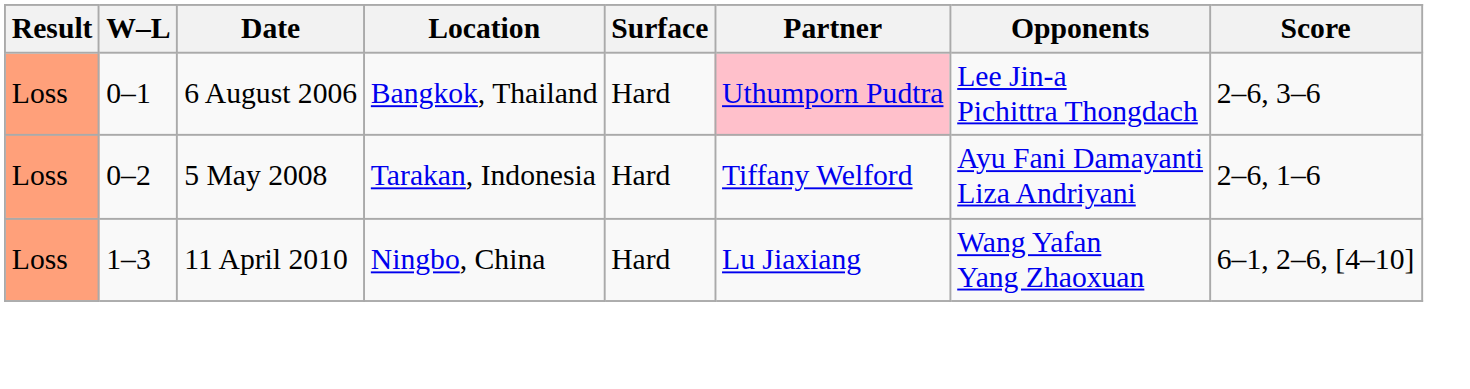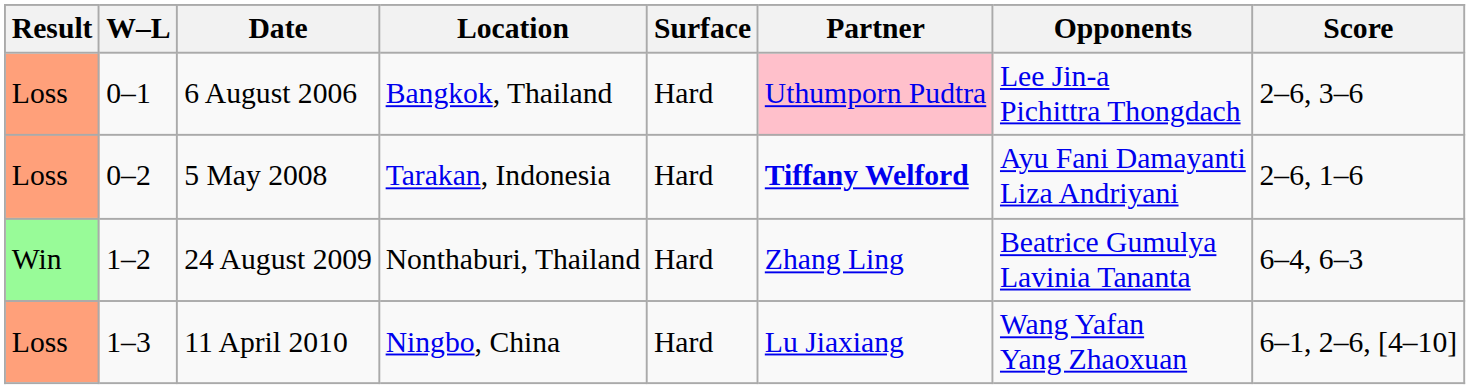(817, 175) normal -> (867, 175) bold
+ row: (278, 258)
